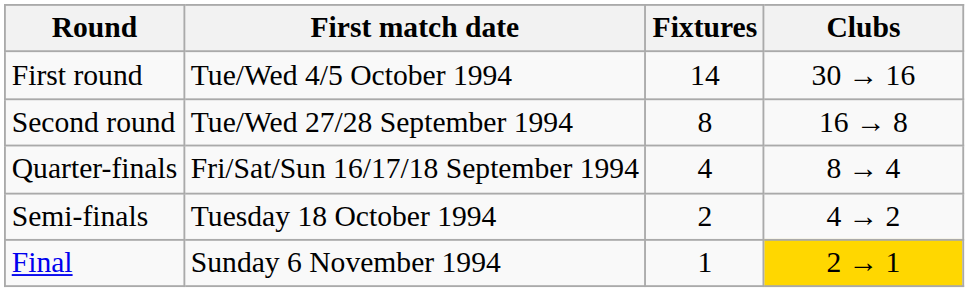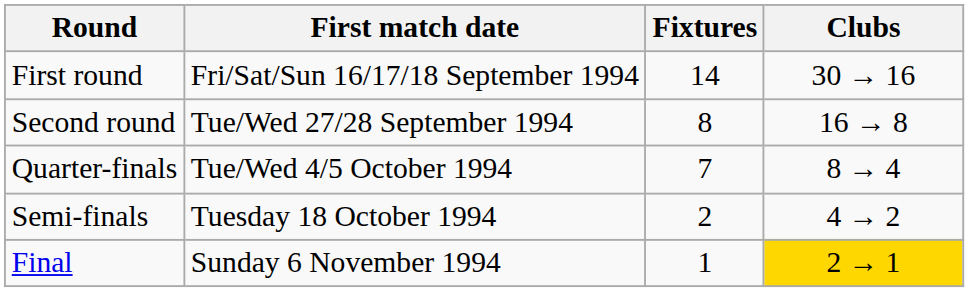(351, 74) Tue/Wed 4/5 October 1994 -> (415, 74) Fri/Sat/Sun 16/17/18 September 1994
(415, 168) Fri/Sat/Sun 16/17/18 September 1994 -> (351, 168) Tue/Wed 4/5 October 1994
(705, 168) 4 -> (705, 168) 7
